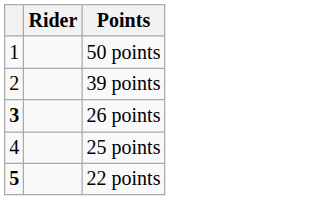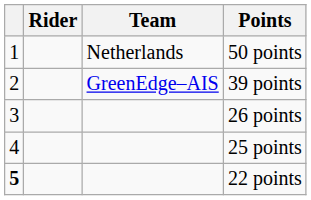+ column: (153, 20)
(14, 115) bold -> (14, 115) normal
